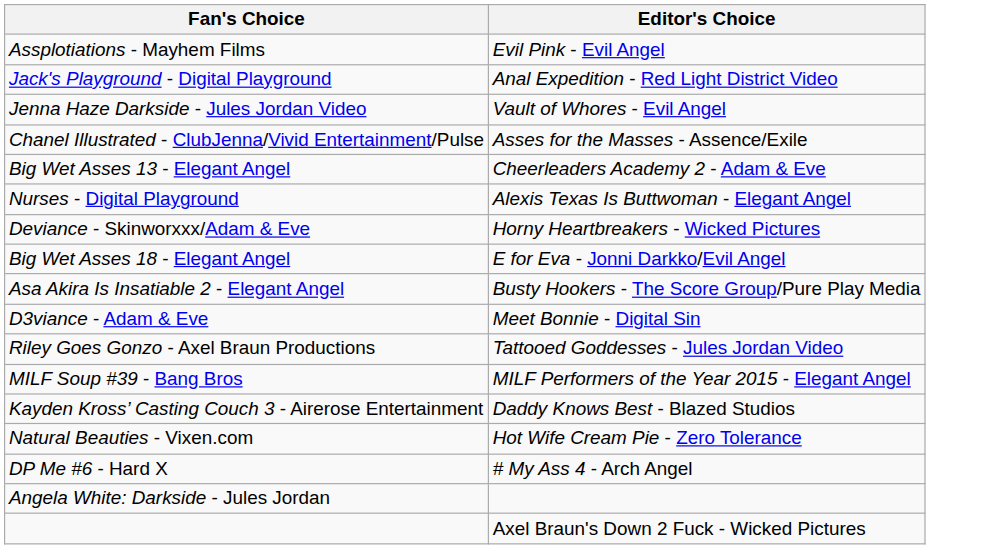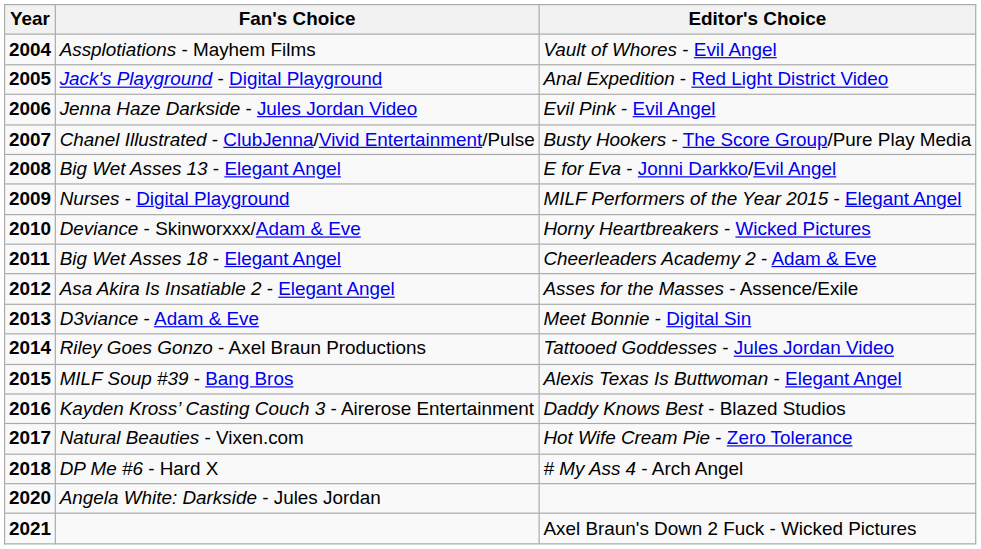+ column: (30, 19)
(579, 49) Evil Pink - Evil Angel -> (660, 49) Vault of Whores - Evil Angel
(609, 109) Vault of Whores - Evil Angel -> (629, 109) Evil Pink - Evil Angel
(650, 139) Asses for the Masses - Assence/Exile -> (757, 139) Busty Hookers - The Score Group/Pure Play Media
(659, 169) Cheerleaders Academy 2 - Adam & Eve -> (690, 169) E for Eva - Jonni Darkko/Evil Angel
(672, 199) Alexis Texas Is Buttwoman - Elegant Angel -> (752, 199) MILF Performers of the Year 2015 - Elegant Angel
(639, 259) E for Eva - Jonni Darkko/Evil Angel -> (710, 259) Cheerleaders Academy 2 - Adam & Eve
(707, 288) Busty Hookers - The Score Group/Pure Play Media -> (701, 288) Asses for the Masses - Assence/Exile
(702, 378) MILF Performers of the Year 2015 - Elegant Angel -> (723, 378) Alexis Texas Is Buttwoman - Elegant Angel
